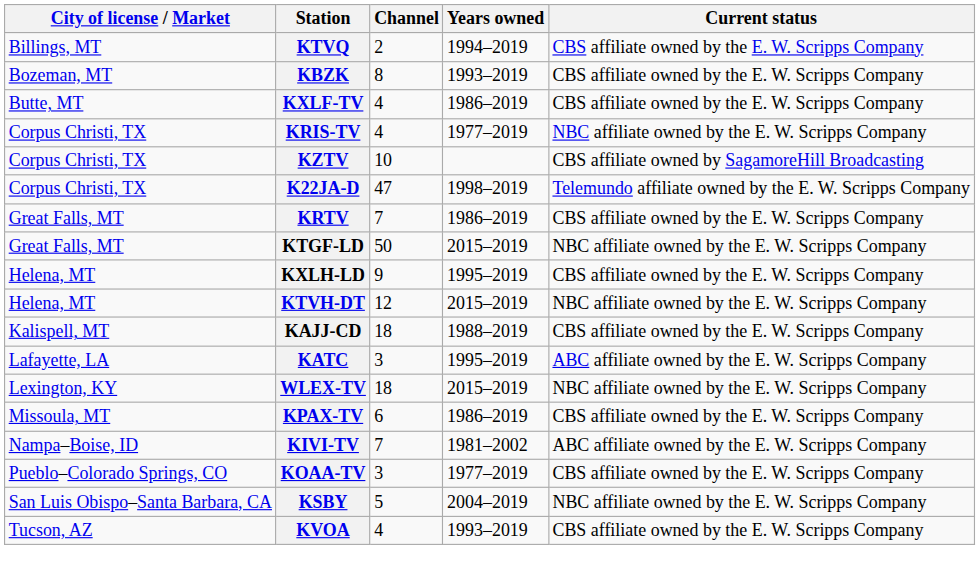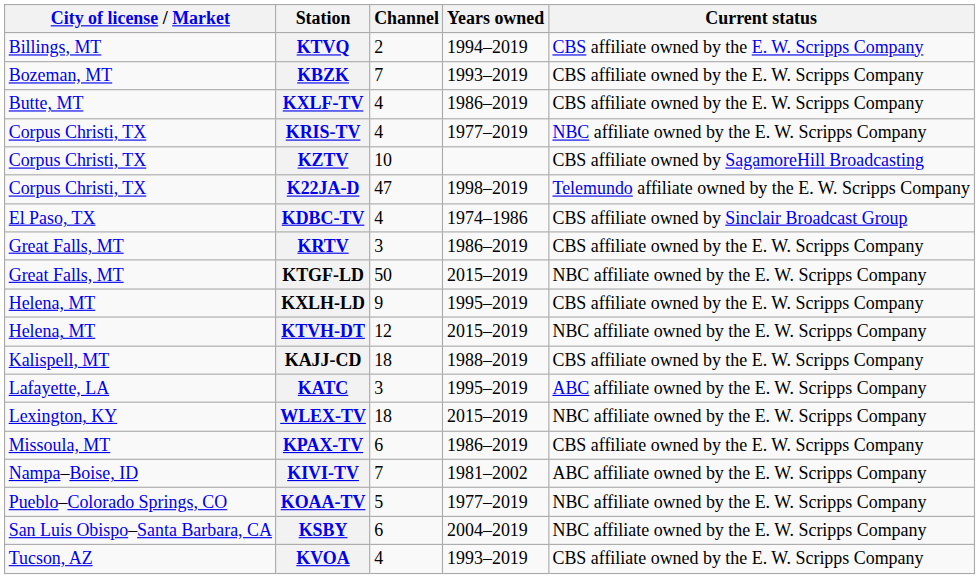(379, 75) 8 -> (379, 75) 7
+ row: (323, 217)
(379, 217) 7 -> (379, 246) 3
(379, 473) 3 -> (379, 501) 5
(738, 473) CBS affiliate owned by the E. W. Scripps Company -> (739, 501) NBC affiliate owned by the E. W. Scripps Company
(379, 501) 5 -> (379, 530) 6
